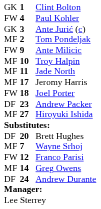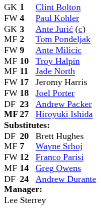(11, 82) MF -> (11, 82) FW
(11, 114) normal -> (11, 114) bold
